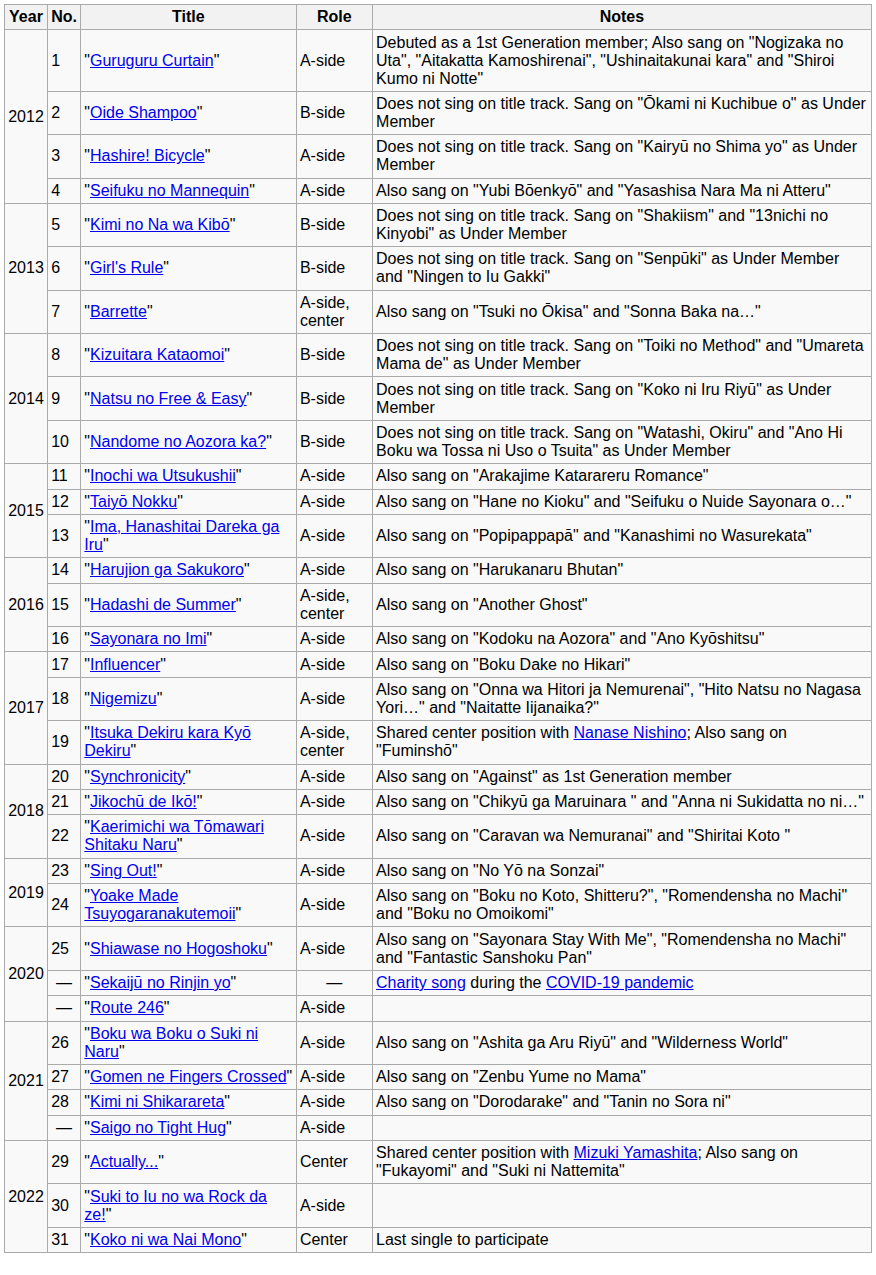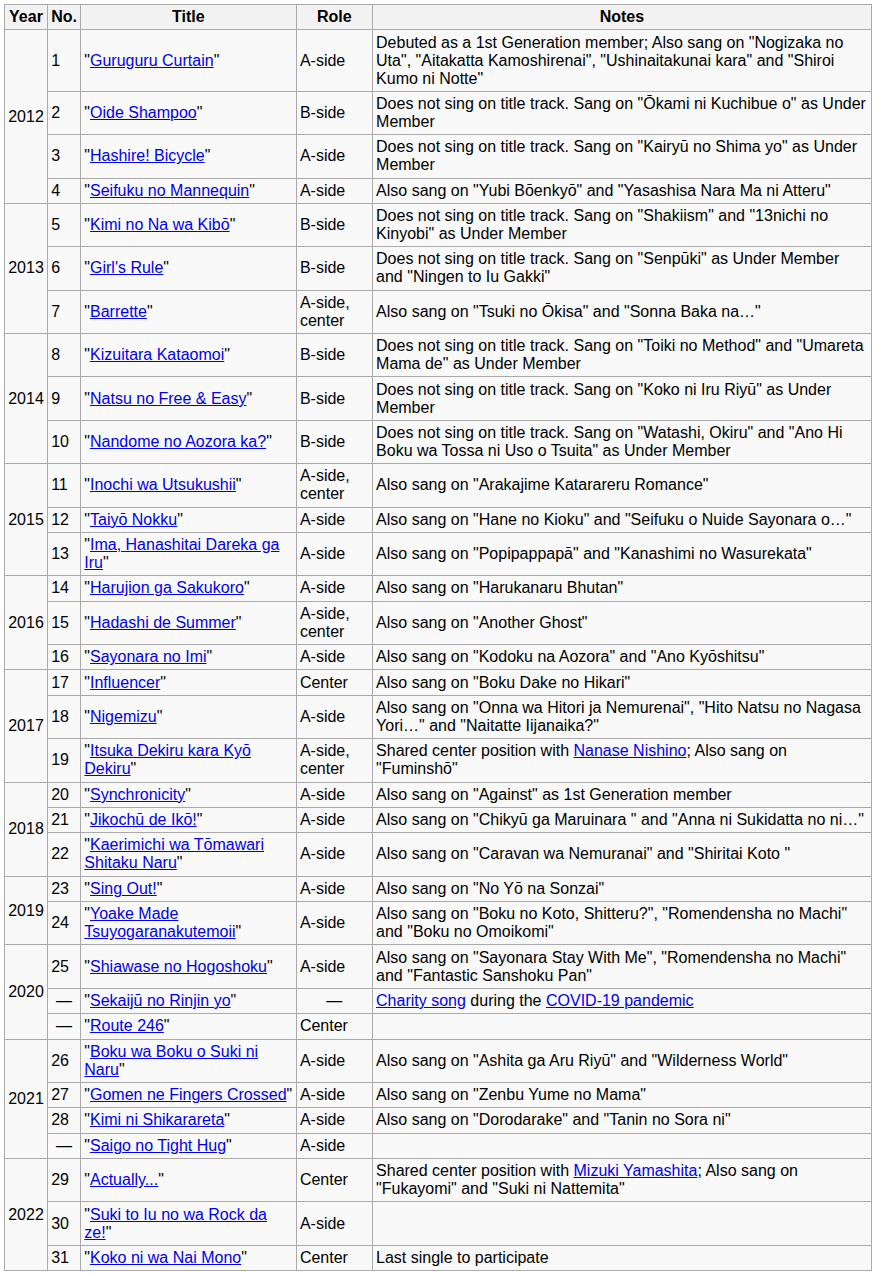(323, 476) A-side -> (325, 485) A-side, center
(323, 664) A-side -> (324, 682) Center
(323, 1008) A-side -> (324, 1026) Center
